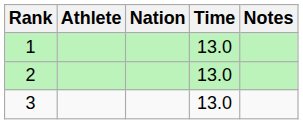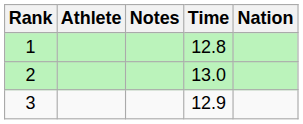columns swapped: (158, 18) <-> (268, 18)
(215, 47) 13.0 -> (209, 47) 12.8
(215, 103) 13.0 -> (209, 103) 12.9
